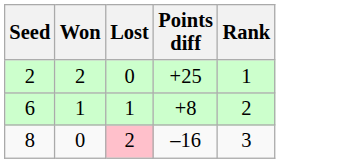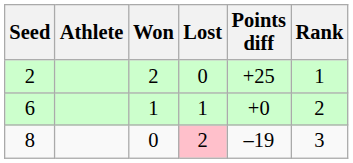+ column: (92, 32)
(186, 108) +8 -> (259, 108) +0
(186, 141) –16 -> (259, 141) –19
